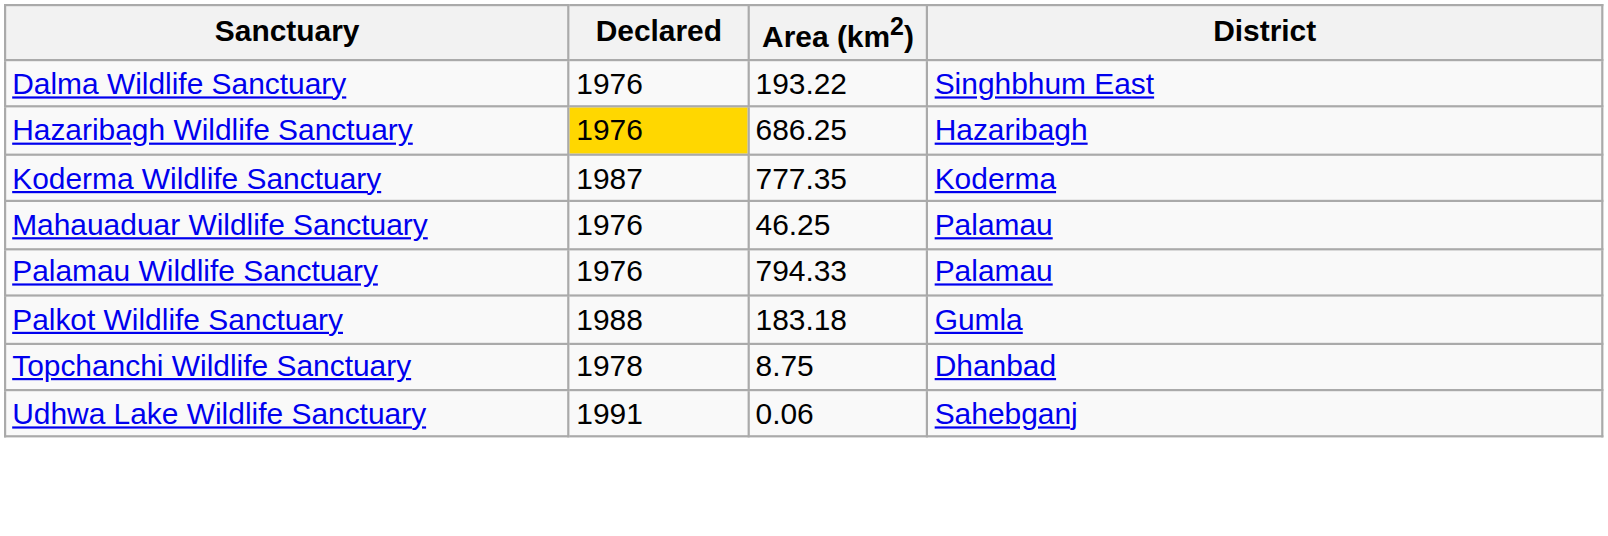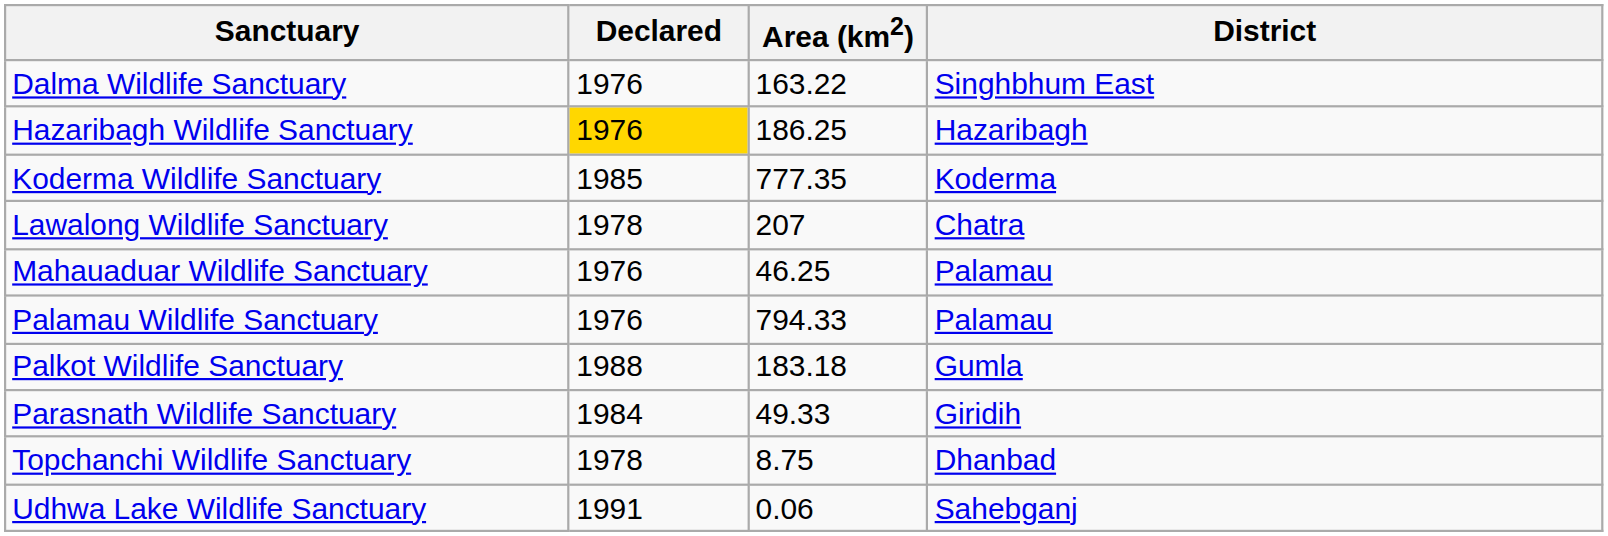(801, 83) 193.22 -> (801, 83) 163.22
(801, 130) 686.25 -> (801, 130) 186.25
(610, 178) 1987 -> (610, 178) 1985
+ row: (200, 225)
+ row: (204, 413)
